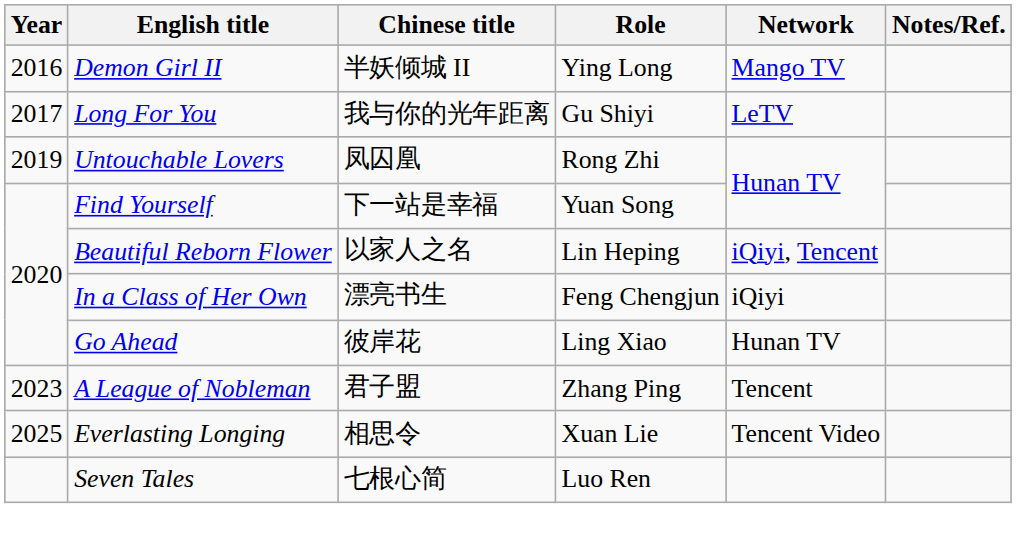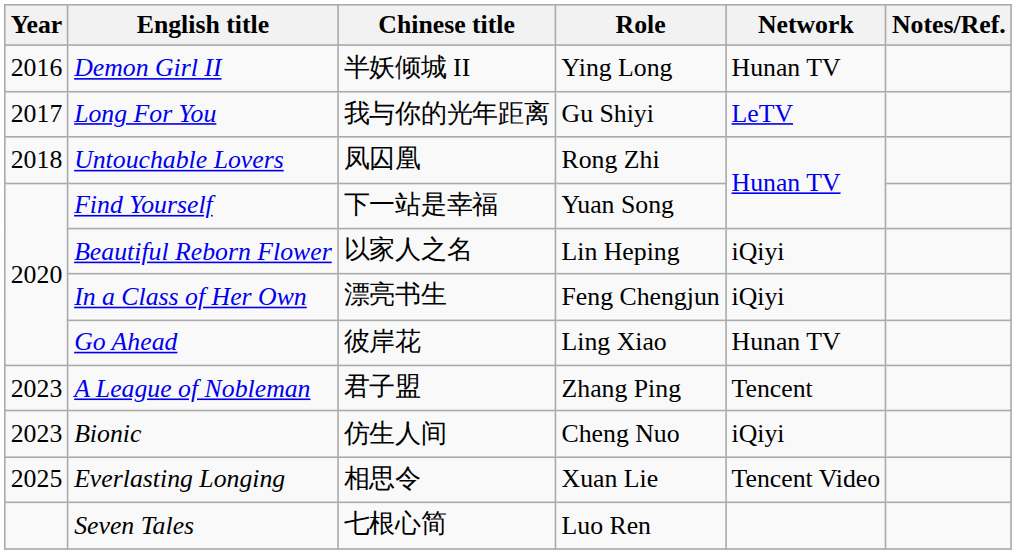(788, 68) Mango TV -> (786, 68) Hunan TV
(37, 159) 2019 -> (37, 159) 2018
(805, 250) iQiyi, Tencent -> (758, 250) iQiyi
+ row: (108, 433)
